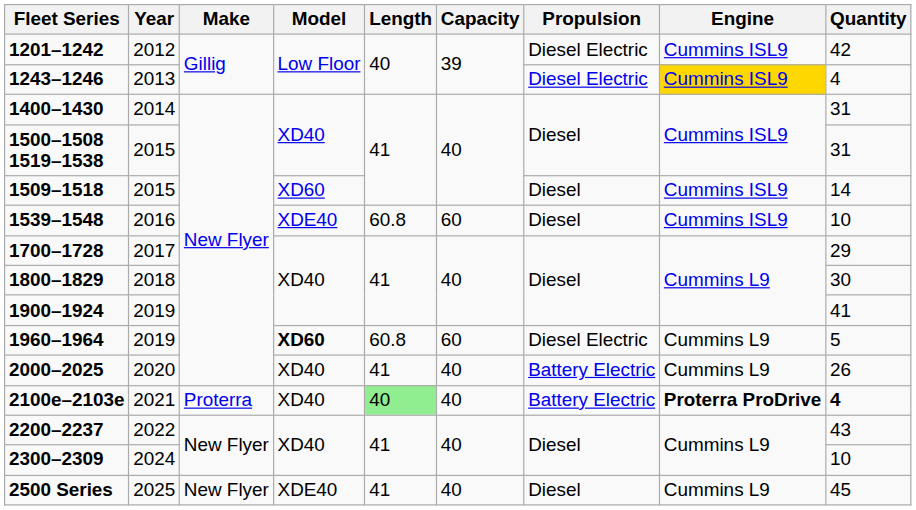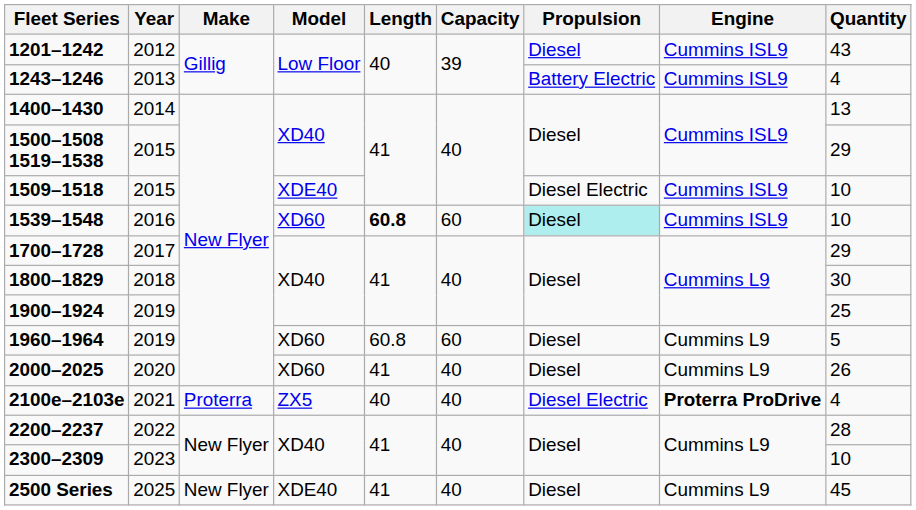(588, 49) Diesel Electric -> (554, 49) Diesel
(840, 49) 42 -> (840, 49) 43
(588, 79) Diesel Electric -> (592, 79) Battery Electric
(726, 79) gold background -> (726, 79) no background
(840, 109) 31 -> (840, 109) 13
(840, 149) 31 -> (840, 149) 29
(301, 190) XD60 -> (307, 190) XDE40
(554, 190) Diesel -> (588, 190) Diesel Electric
(840, 190) 14 -> (840, 190) 10
(307, 220) XDE40 -> (301, 220) XD60
(388, 220) normal -> (388, 220) bold
(554, 220) no background -> (554, 220) paleturquoise background
(840, 310) 41 -> (840, 310) 25
(301, 340) bold -> (301, 340) normal
(588, 340) Diesel Electric -> (554, 340) Diesel
(301, 370) XD40 -> (301, 370) XD60
(592, 370) Battery Electric -> (554, 370) Diesel
(301, 400) XD40 -> (295, 400) ZX5
(380, 400) lightgreen background -> (380, 400) no background
(592, 400) Battery Electric -> (588, 400) Diesel Electric
(835, 400) bold -> (835, 400) normal
(840, 429) 43 -> (840, 429) 28
(154, 459) 2024 -> (154, 459) 2023
